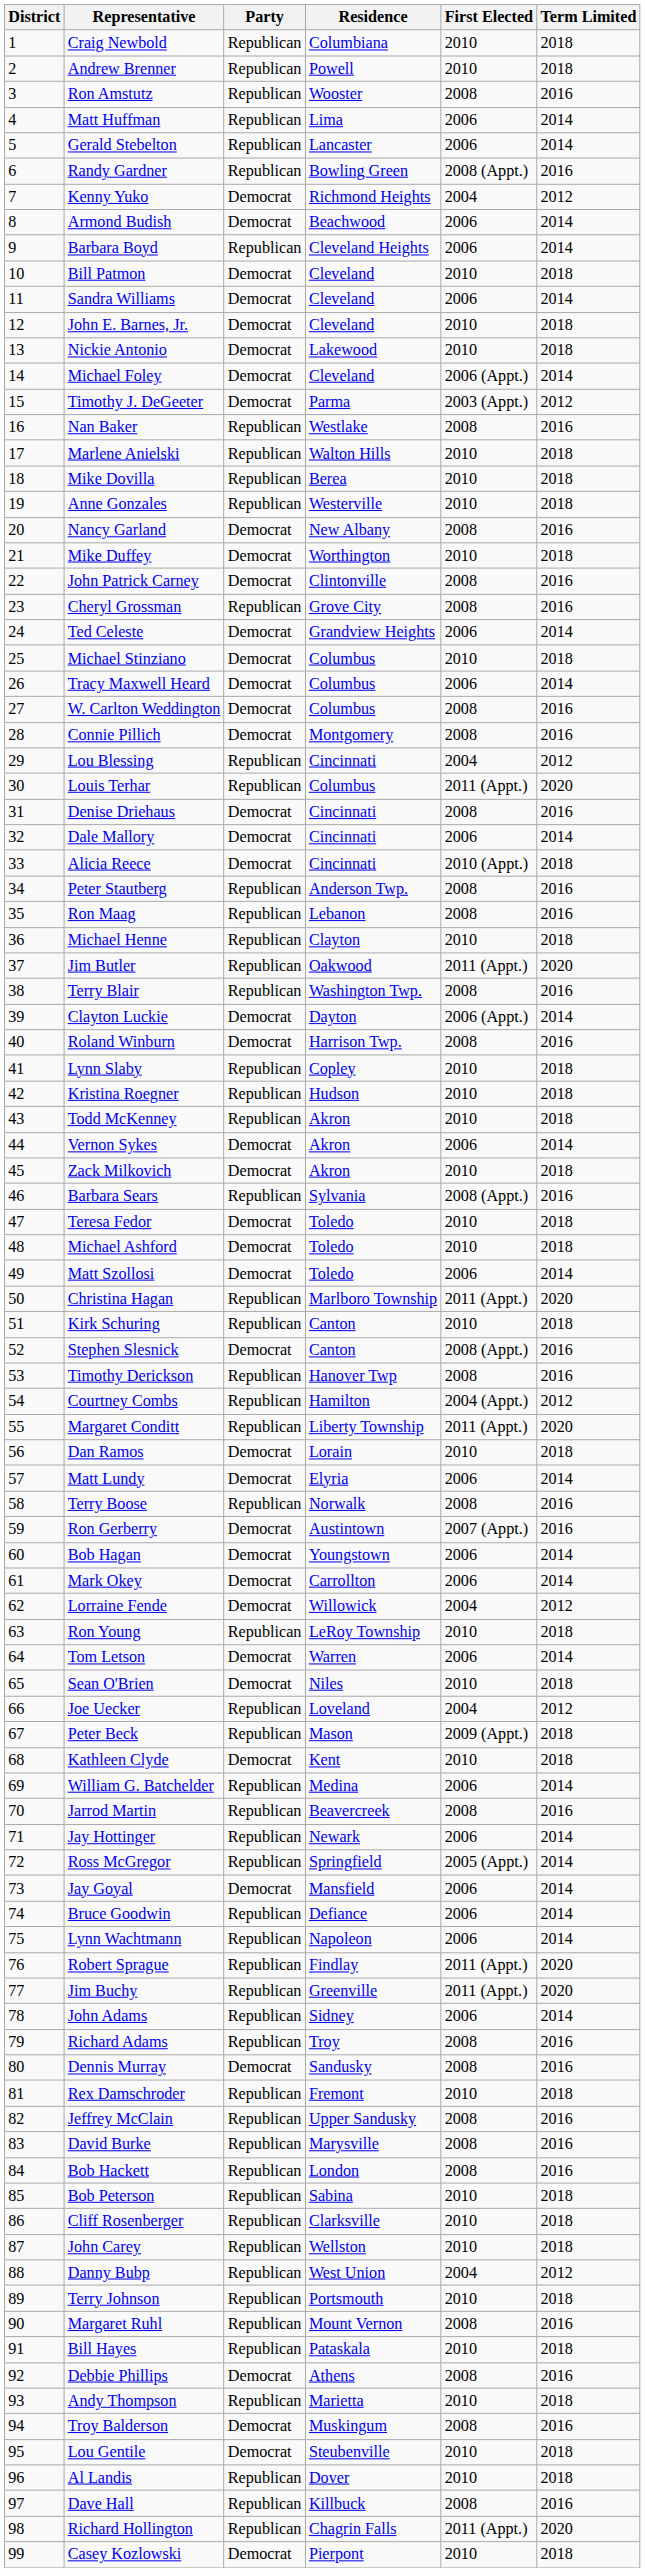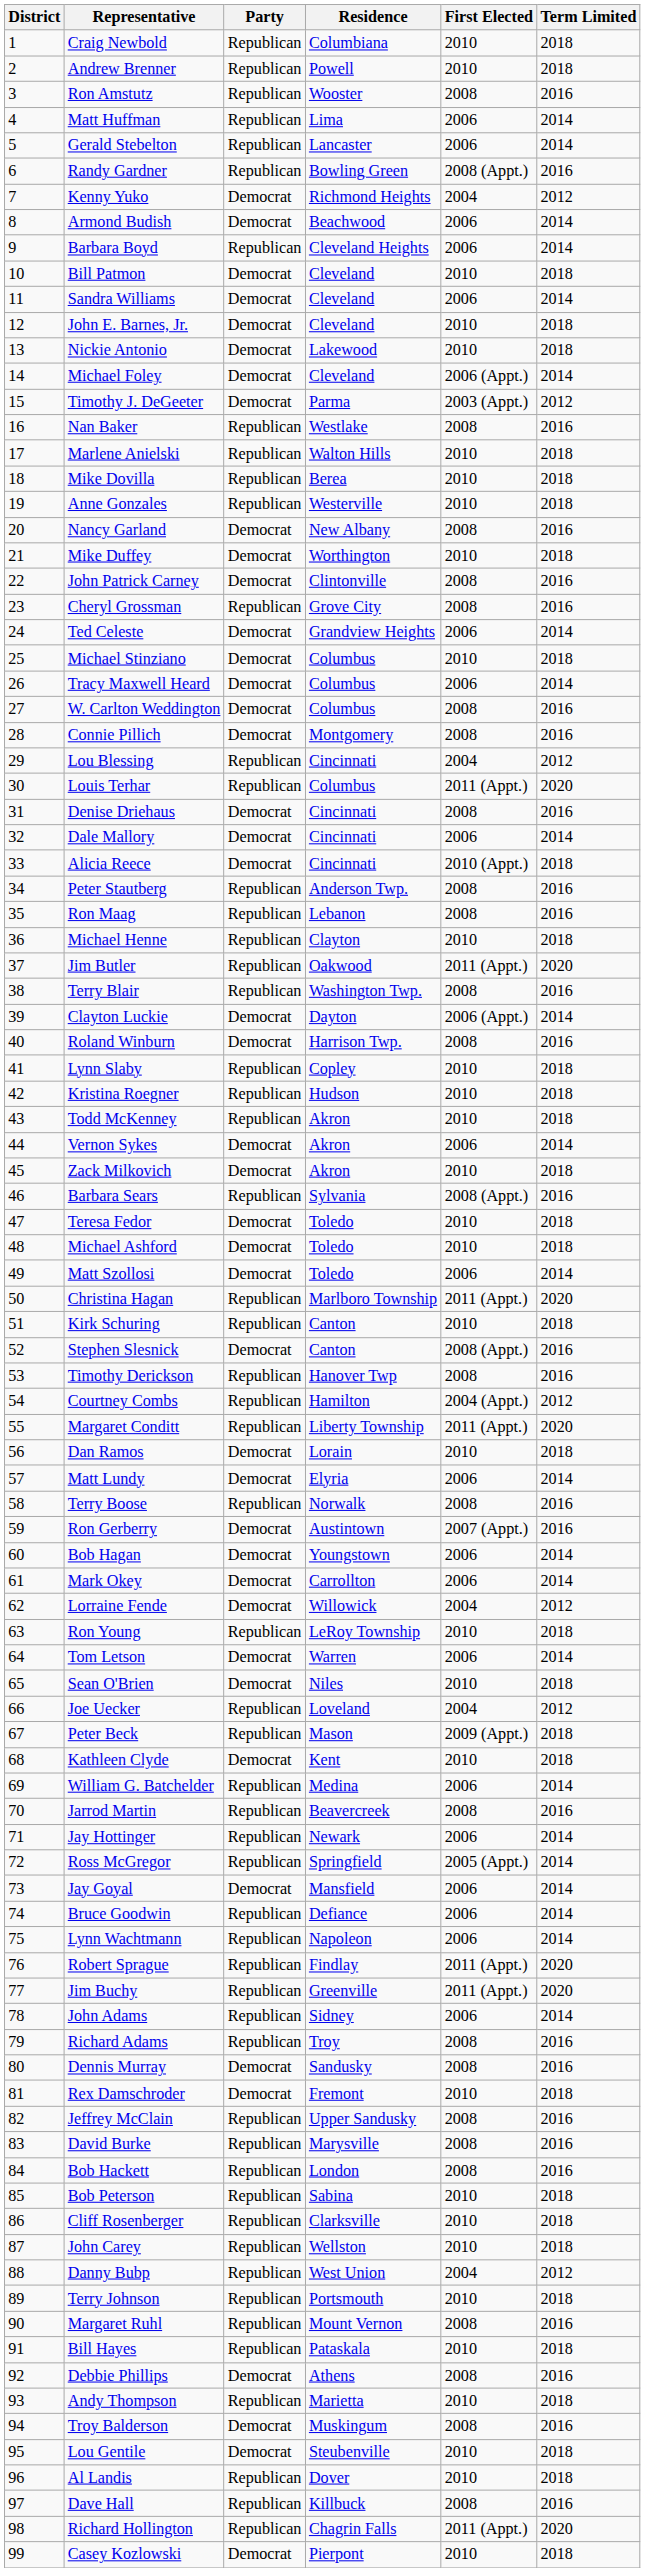(265, 2093) Republican -> (260, 2093) Democrat
